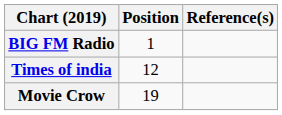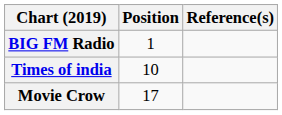(151, 69) 12 -> (151, 69) 10
(151, 95) 19 -> (151, 95) 17
